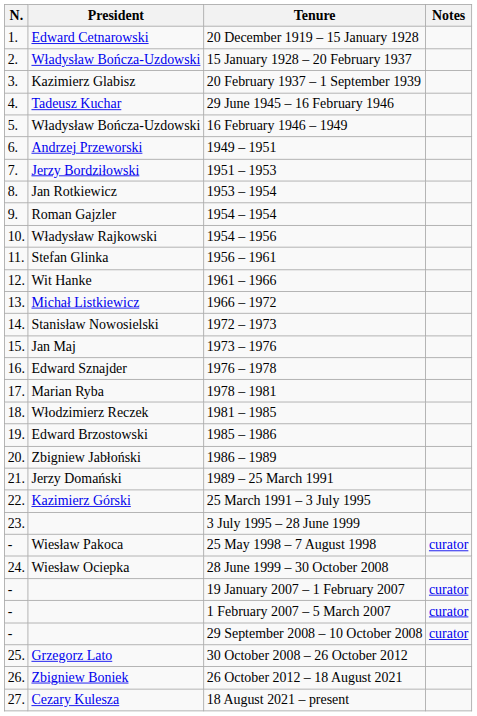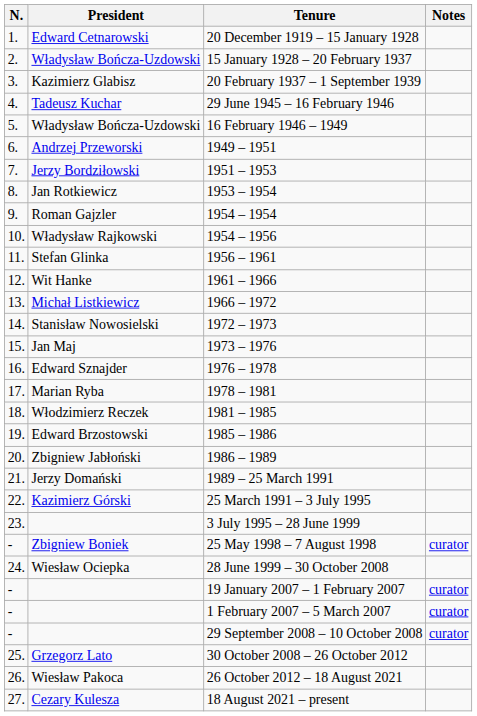(77, 545) Wiesław Pakoca -> (80, 545) Zbigniew Boniek
(80, 677) Zbigniew Boniek -> (77, 677) Wiesław Pakoca
